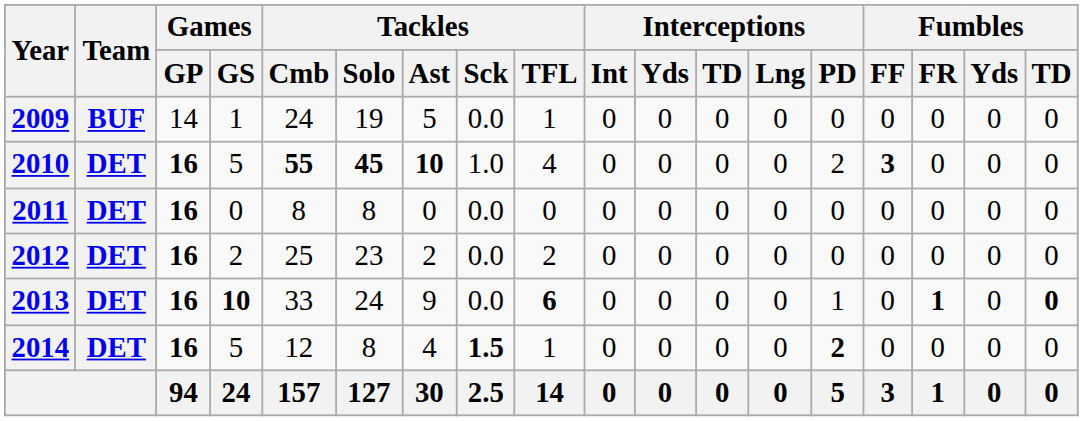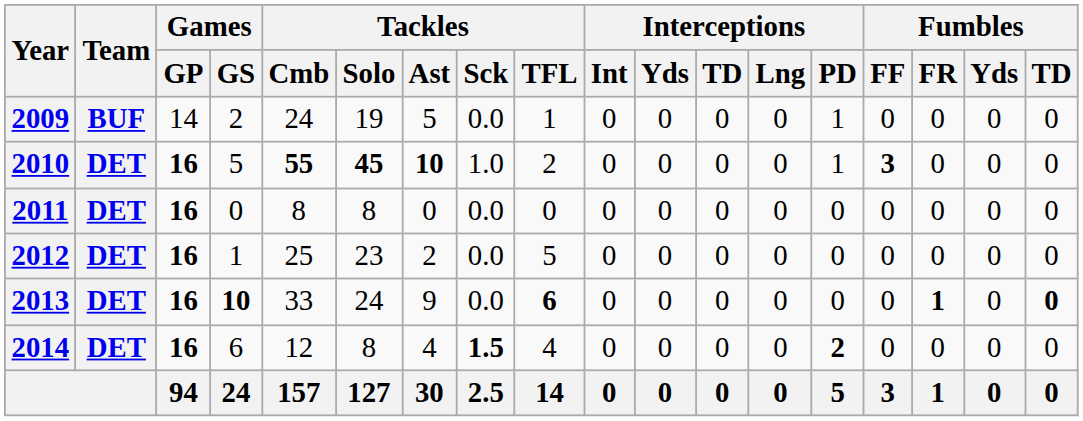(236, 118) 1 -> (236, 118) 2
(838, 118) 0 -> (838, 118) 1
(550, 164) 4 -> (550, 164) 2
(838, 164) 2 -> (838, 164) 1
(236, 255) 2 -> (236, 255) 1
(550, 255) 2 -> (550, 255) 5
(838, 301) 1 -> (838, 301) 0
(236, 347) 5 -> (236, 347) 6
(550, 347) 1 -> (550, 347) 4
